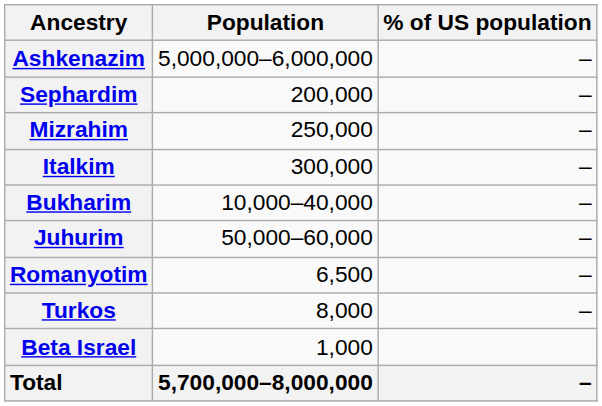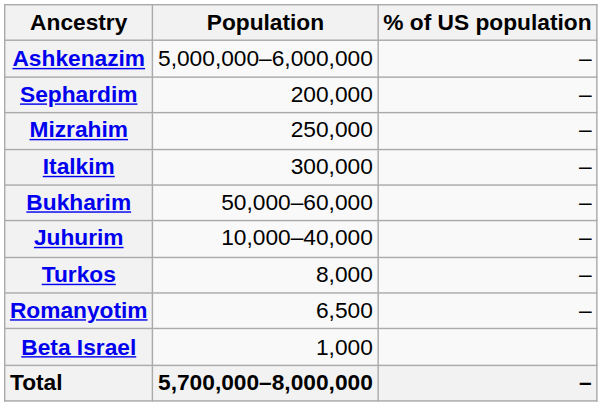(297, 202) 10,000–40,000 -> (297, 202) 50,000–60,000
(297, 238) 50,000–60,000 -> (297, 238) 10,000–40,000
rows swapped: (79, 310) <-> (79, 274)
